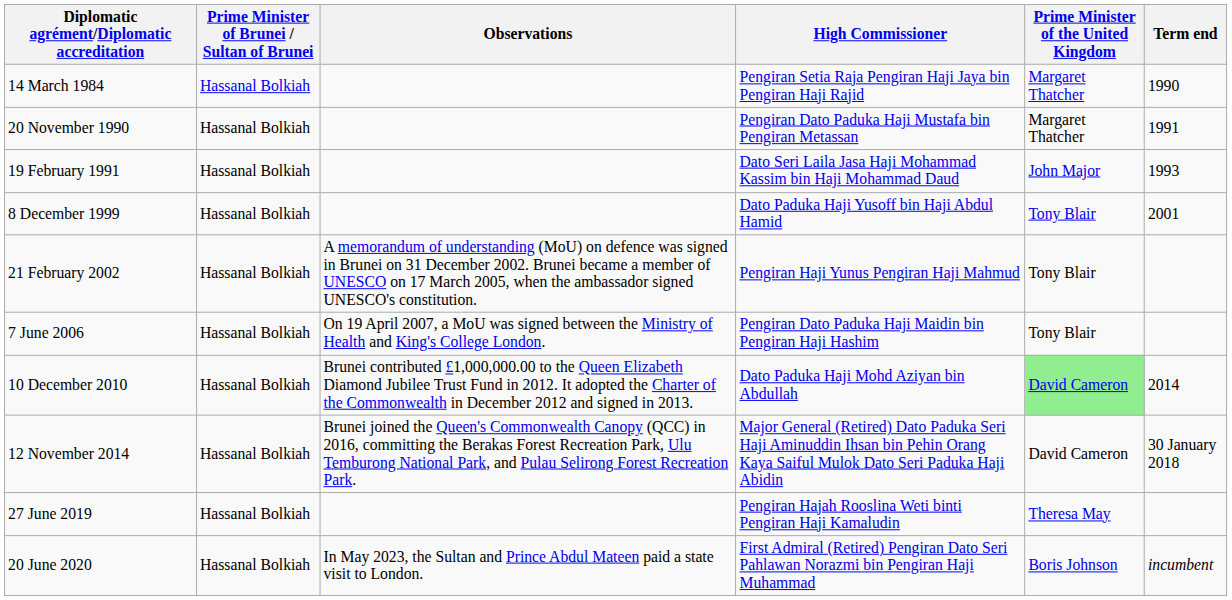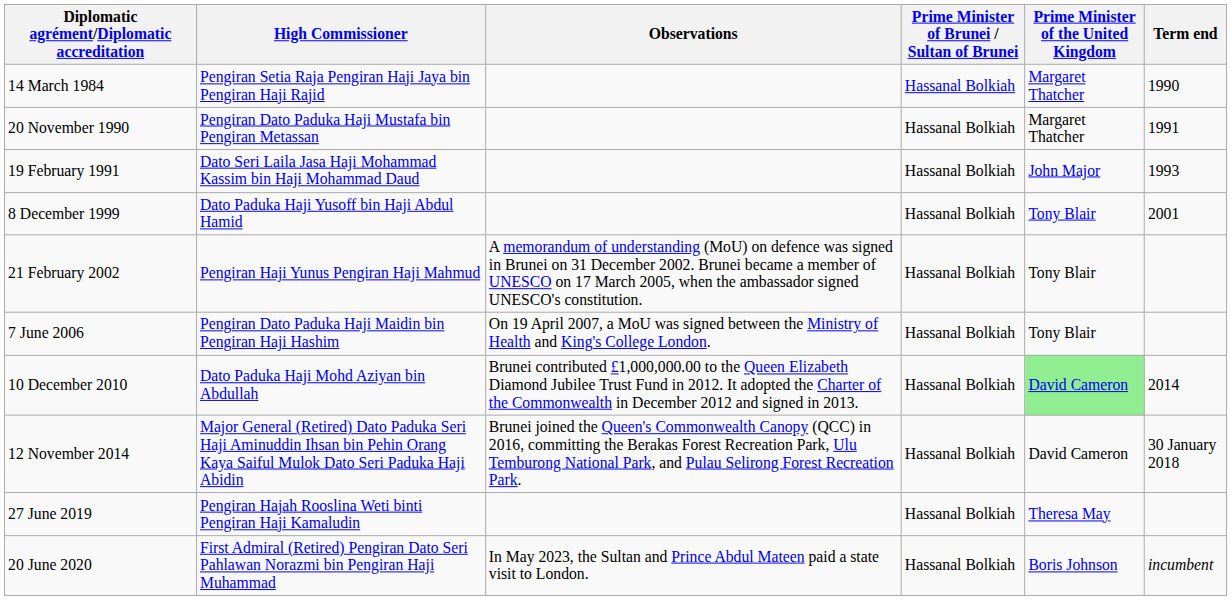columns swapped: (880, 34) <-> (258, 34)
